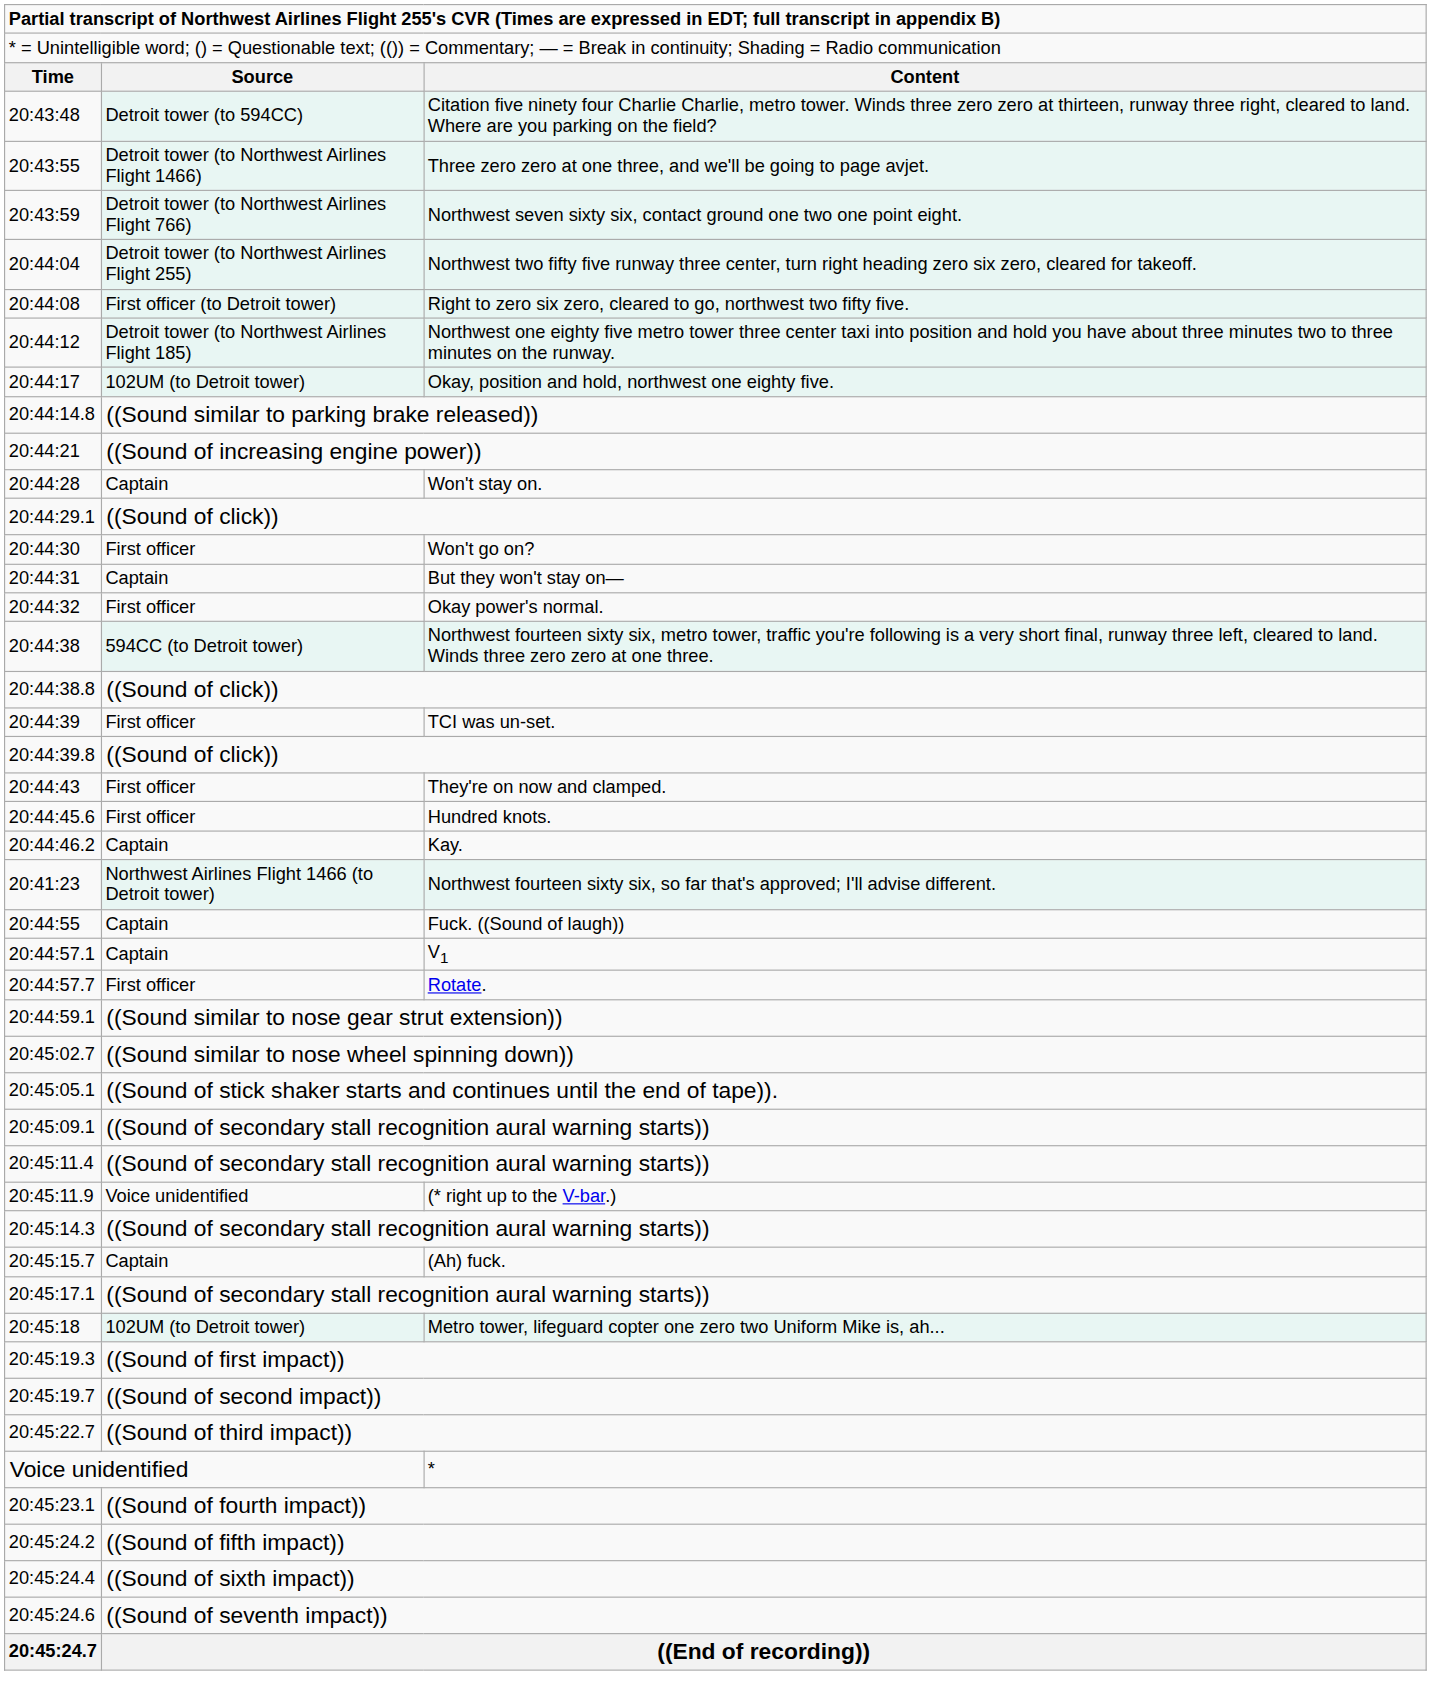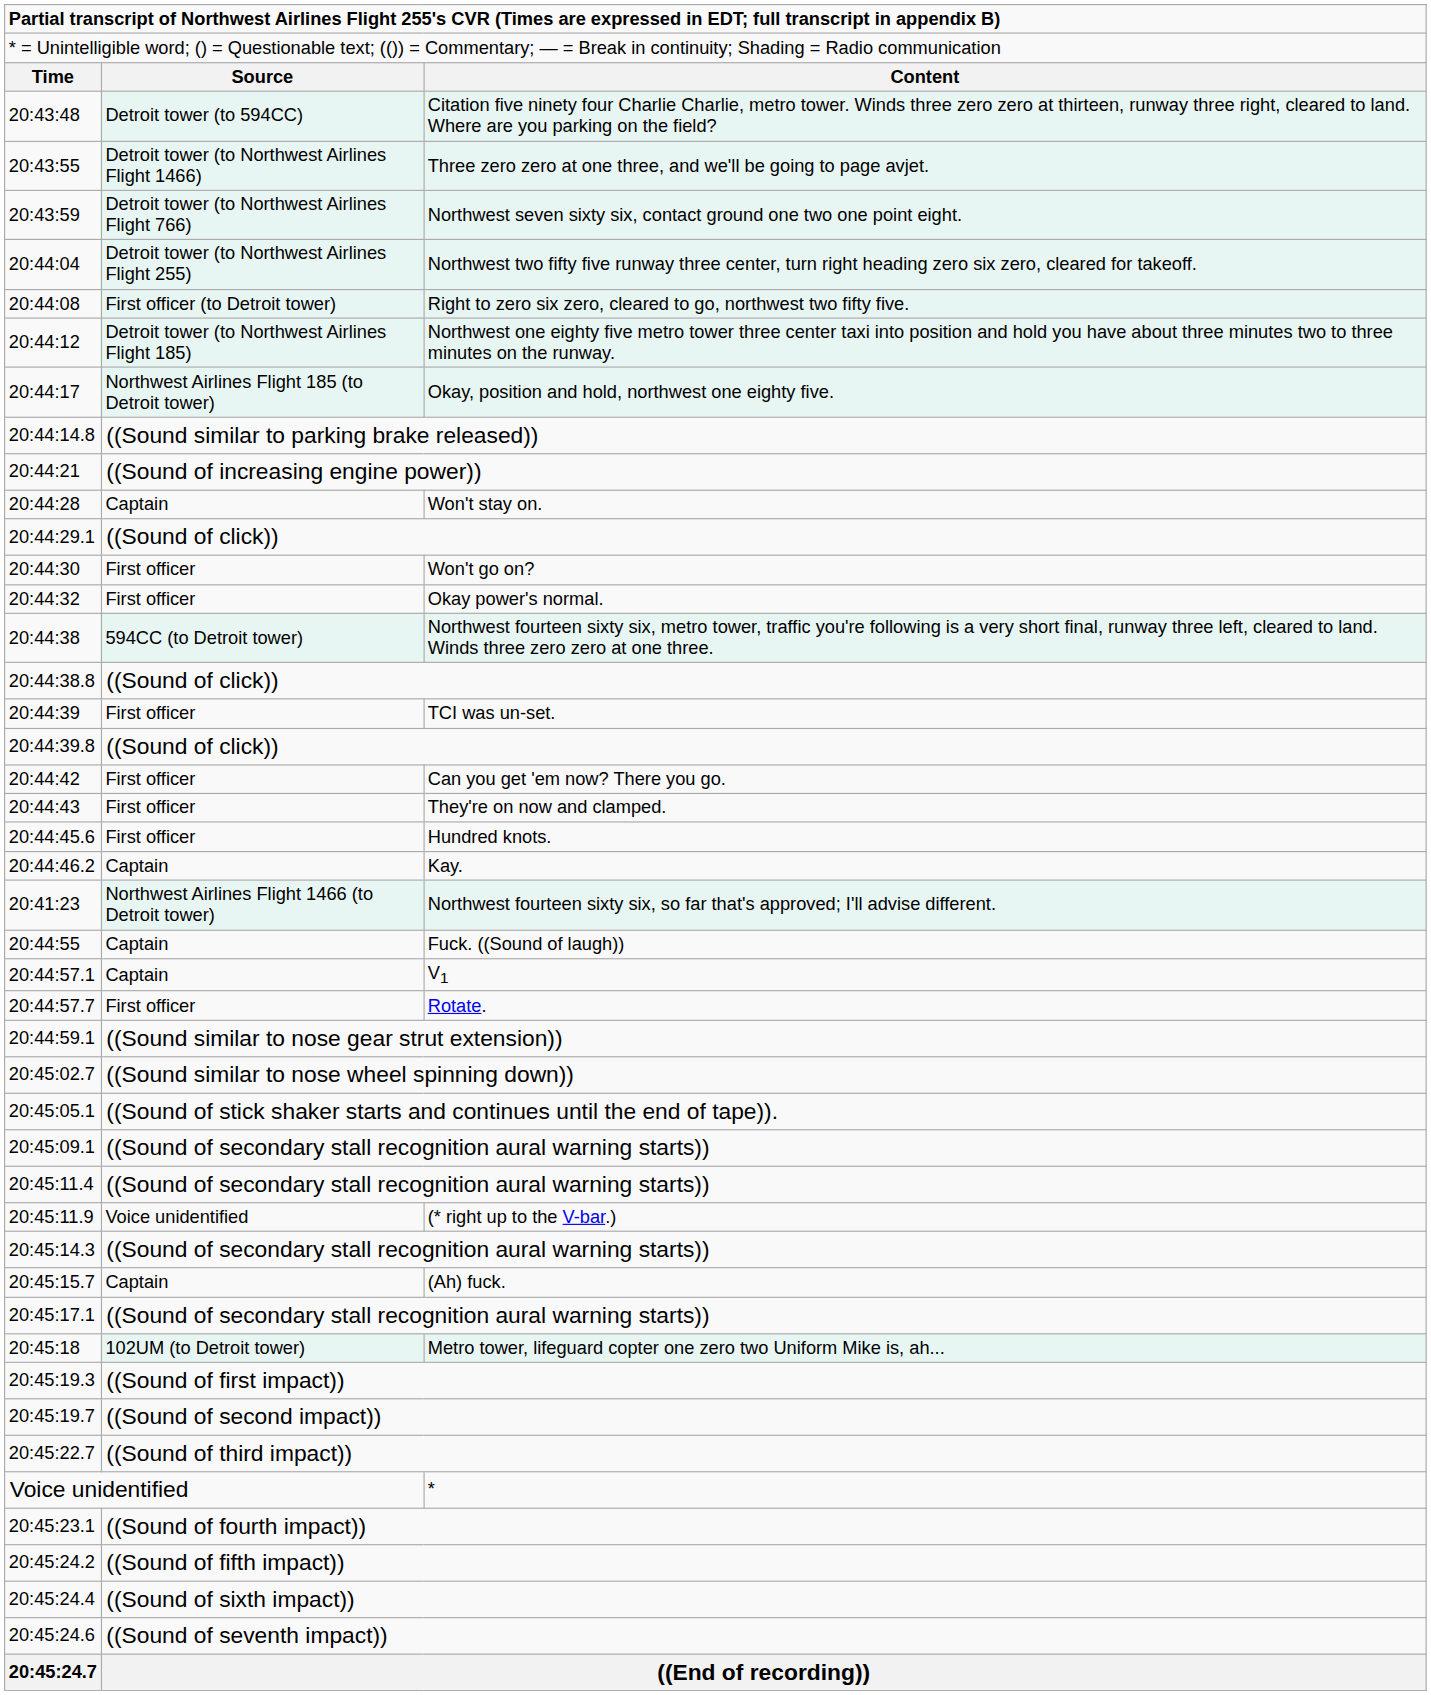(205, 381) 102UM (to Detroit tower) -> (234, 392) Northwest Airlines Flight 185 (to Detroit tower)
- row: (44, 578)
+ row: (44, 778)
